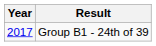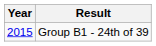(20, 31) 2017 -> (20, 31) 2015
